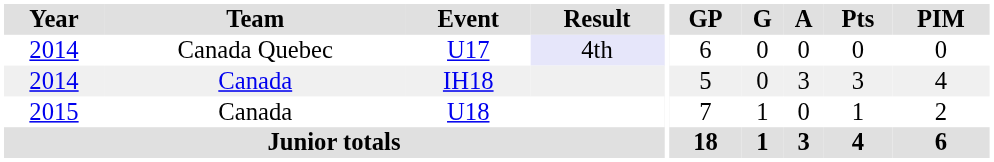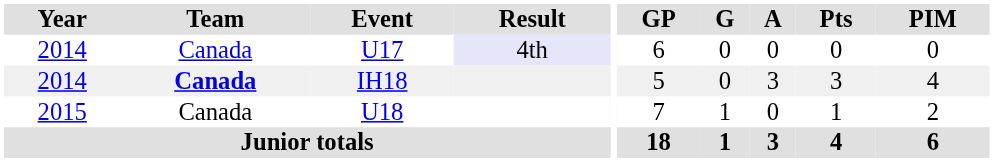(255, 49) Canada Quebec -> (215, 49) Canada
(255, 80) normal -> (215, 80) bold
